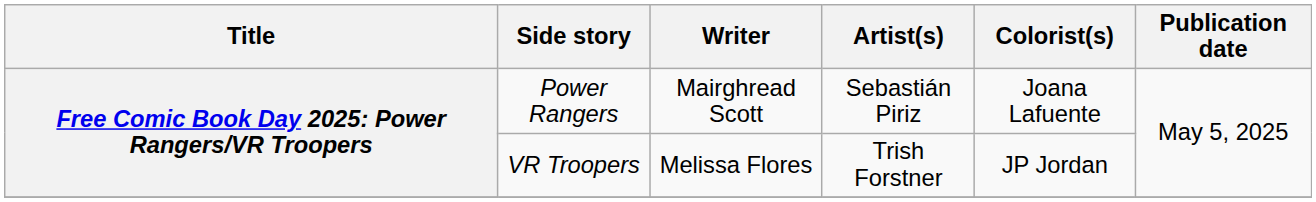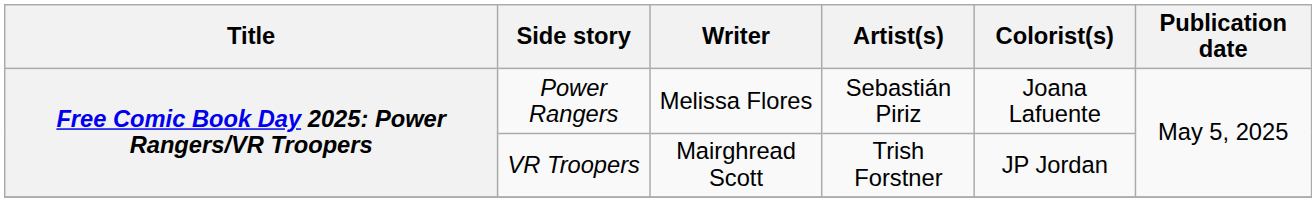(736, 100) Mairghread Scott -> (736, 100) Melissa Flores
(736, 164) Melissa Flores -> (736, 164) Mairghread Scott
